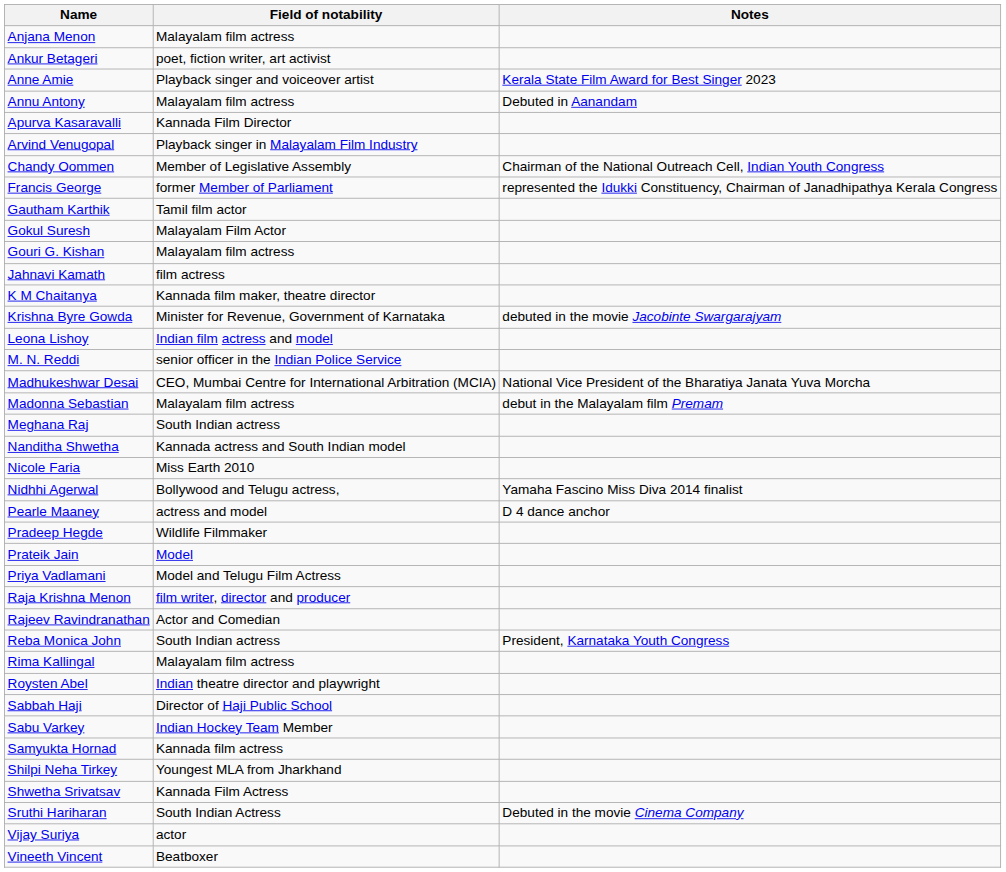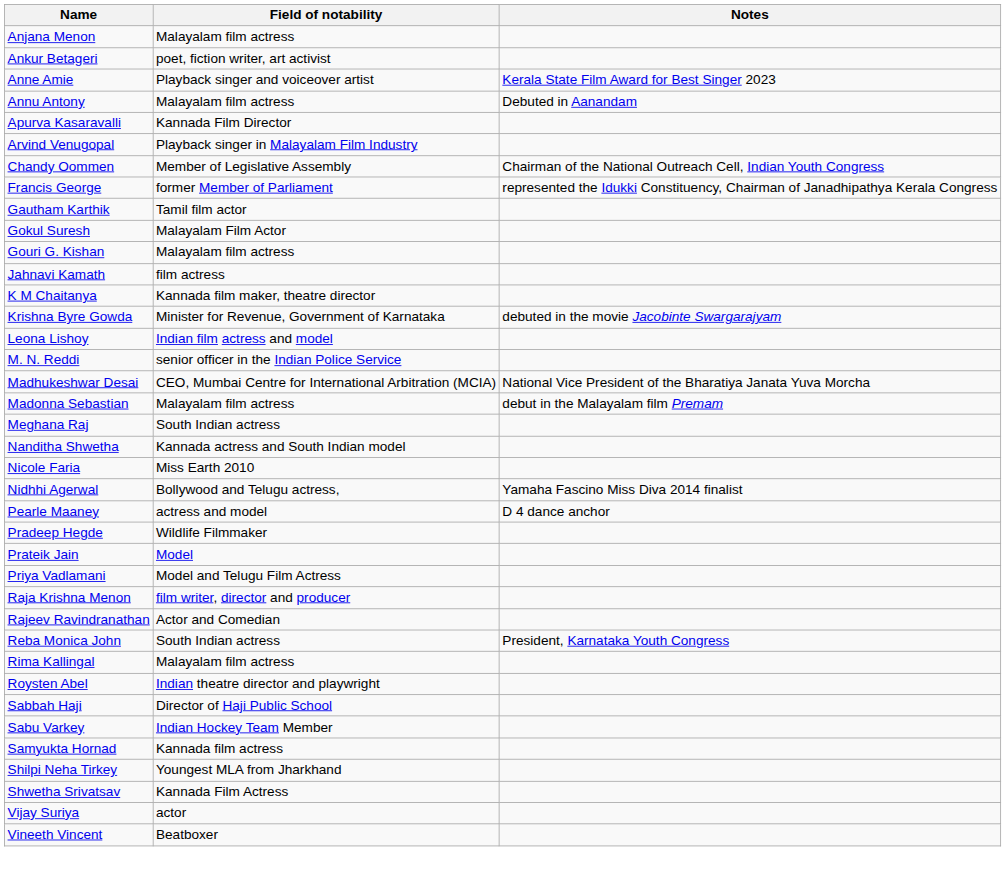- row: (57, 813)
